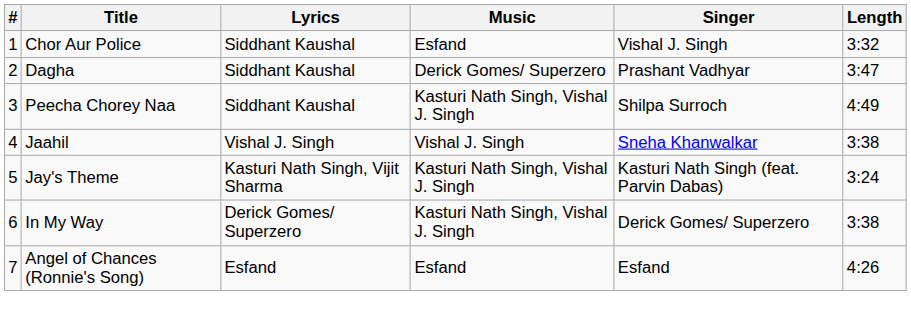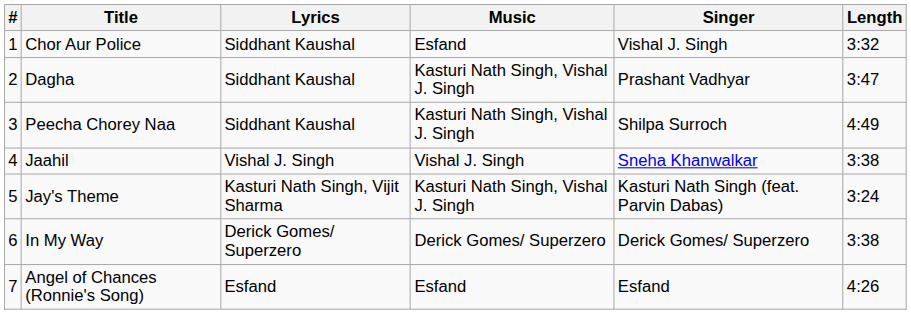(510, 70) Derick Gomes/ Superzero -> (511, 79) Kasturi Nath Singh, Vishal J. Singh
(511, 222) Kasturi Nath Singh, Vishal J. Singh -> (510, 241) Derick Gomes/ Superzero
